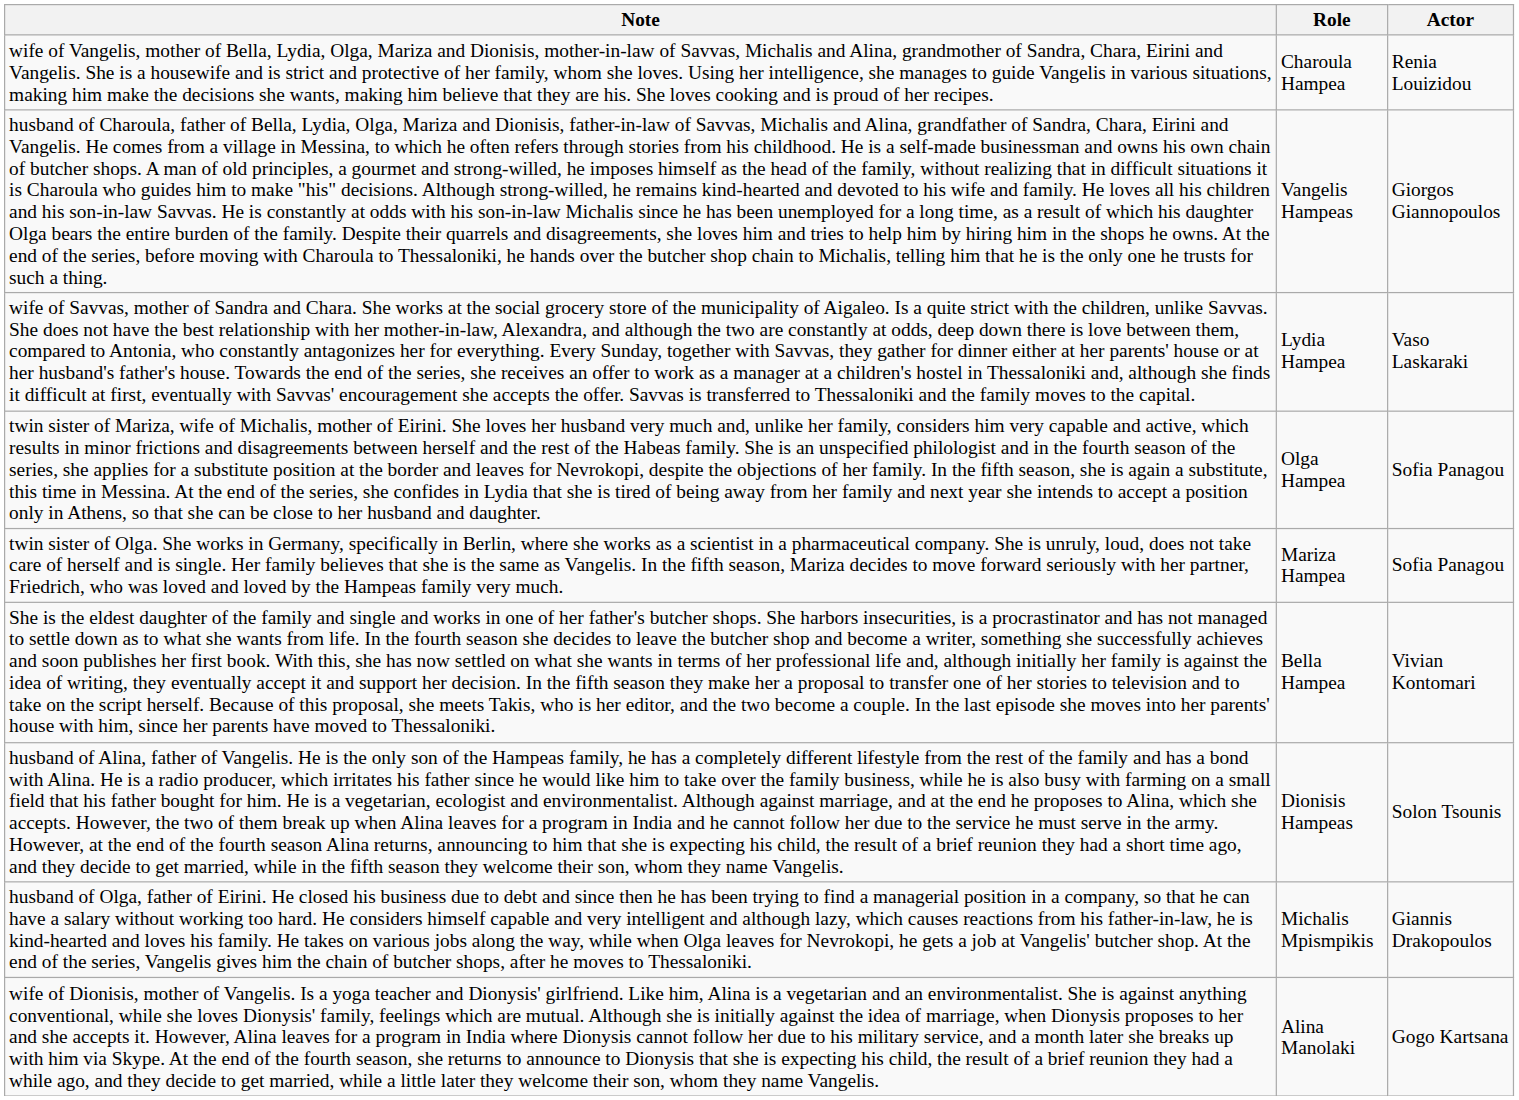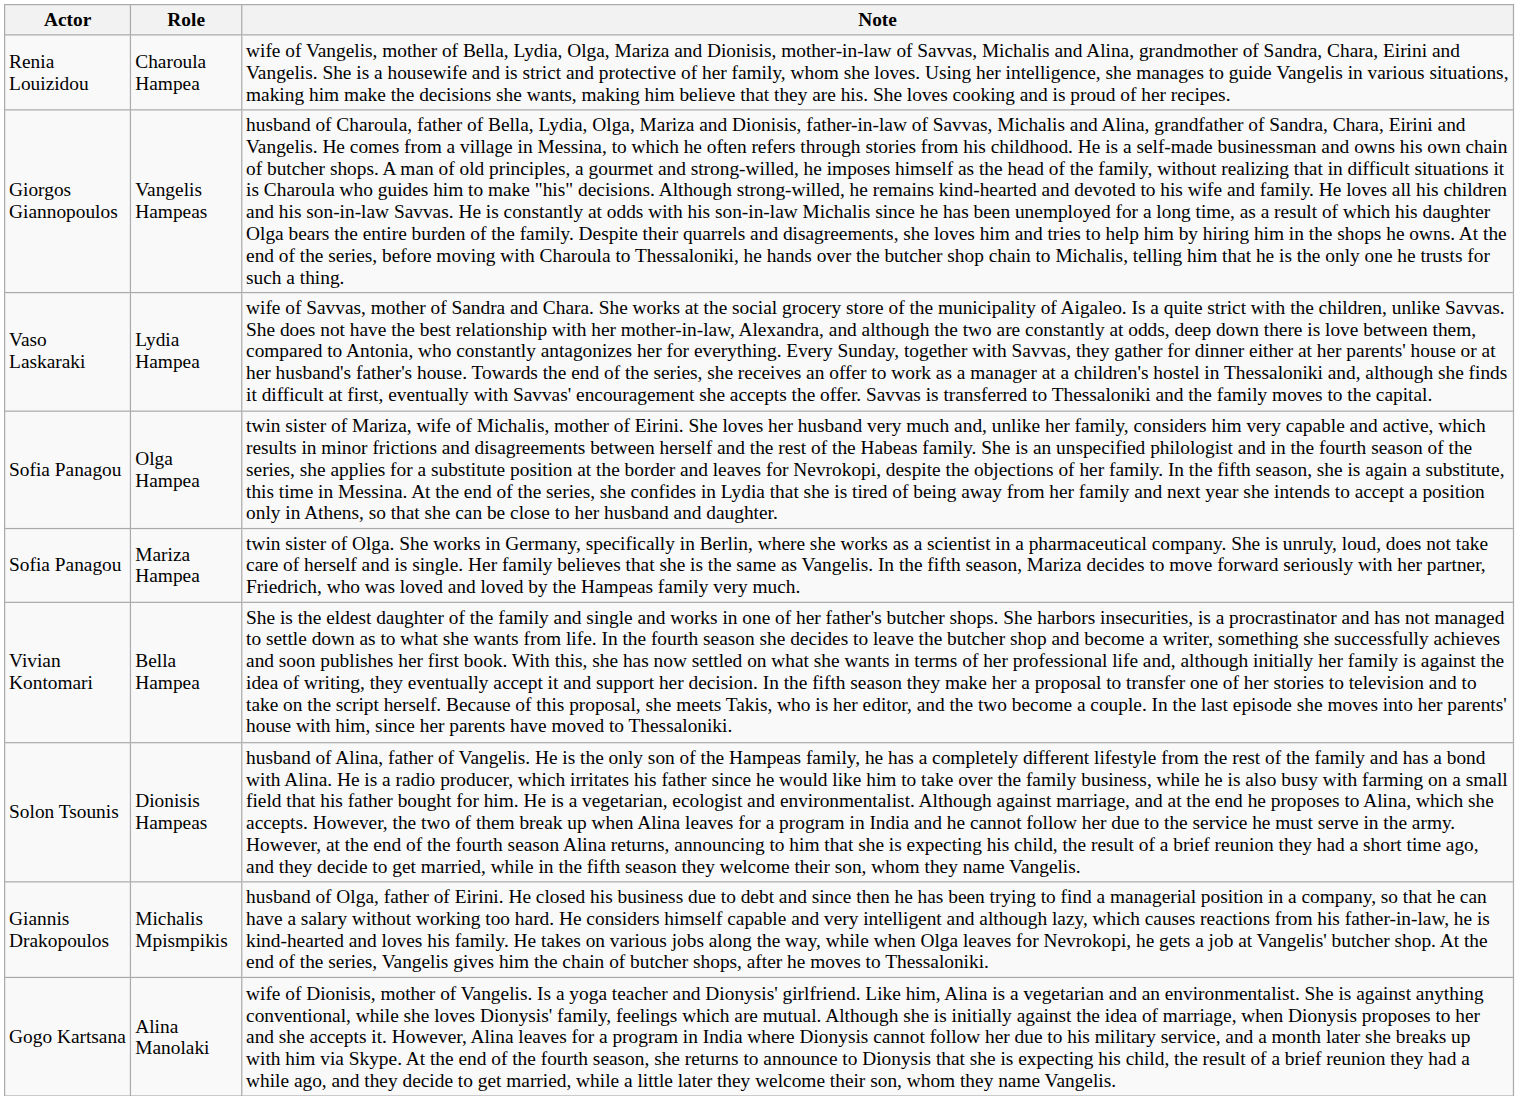columns swapped: (1450, 19) <-> (641, 19)
